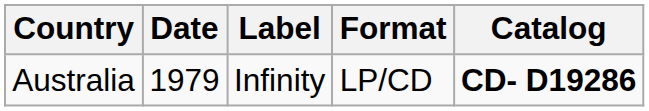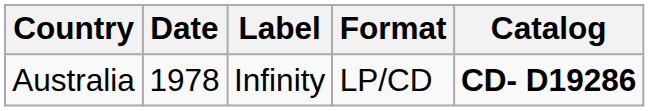(184, 79) 1979 -> (184, 79) 1978
